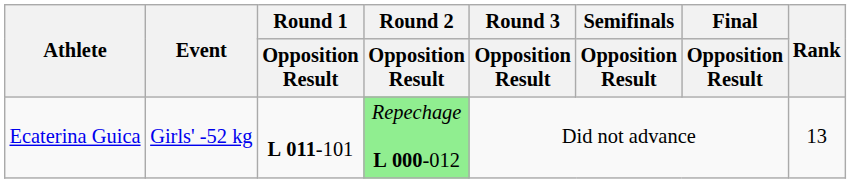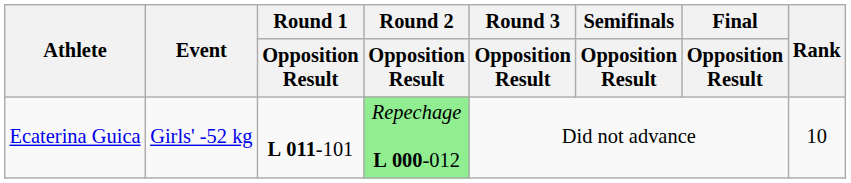(817, 137) 13 -> (817, 137) 10
